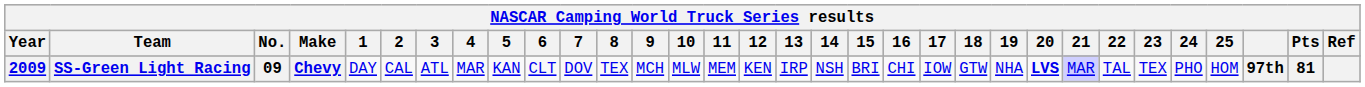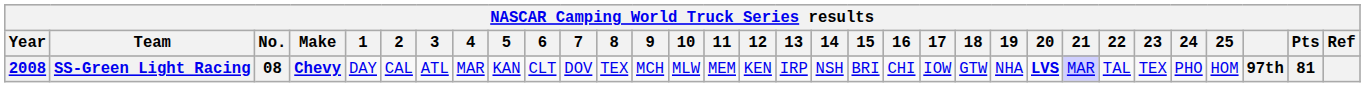(27, 68) 2009 -> (27, 68) 2008
(272, 68) 09 -> (272, 68) 08
